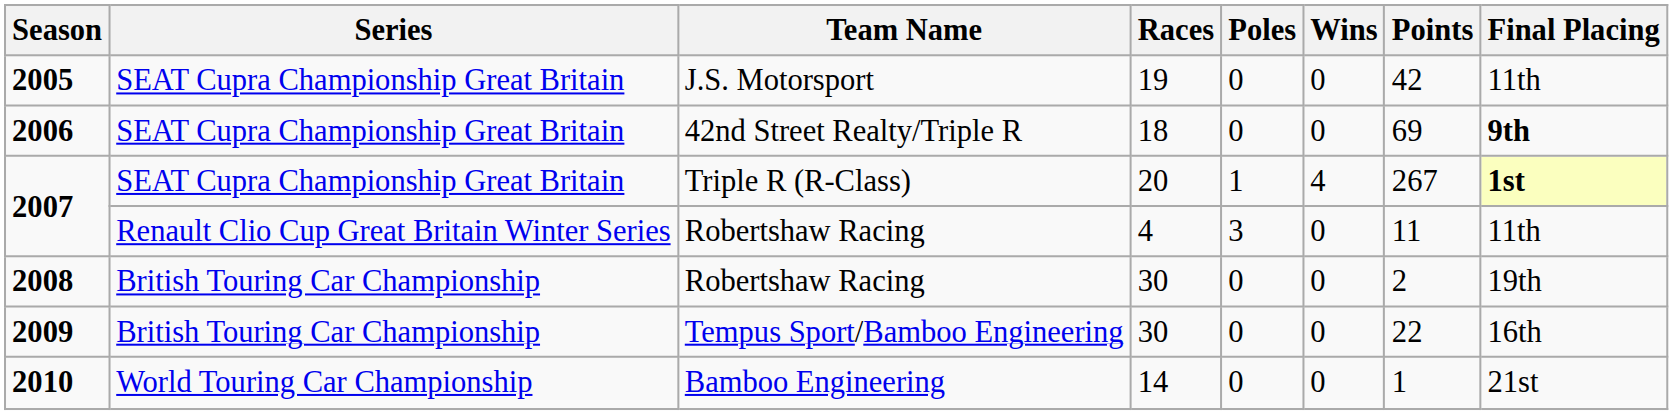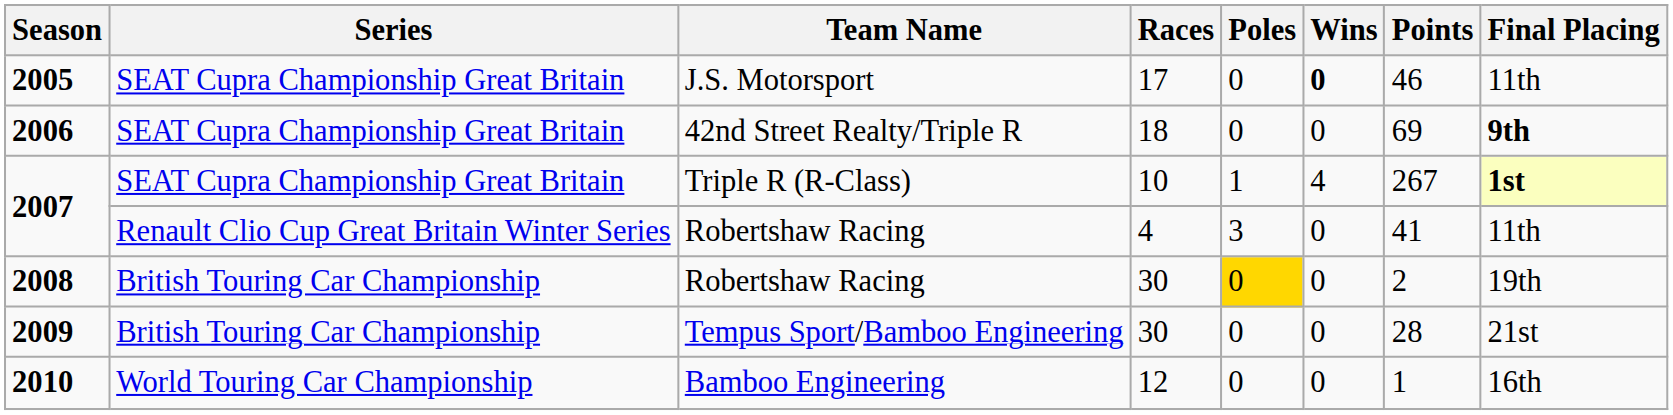(1153, 80) 19 -> (1153, 80) 17
(1318, 80) normal -> (1318, 80) bold
(1407, 80) 42 -> (1407, 80) 46
(1153, 181) 20 -> (1153, 181) 10
(1407, 231) 11 -> (1407, 231) 41
(1236, 281) no background -> (1236, 281) gold background
(1407, 332) 22 -> (1407, 332) 28
(1515, 332) 16th -> (1513, 332) 21st
(1153, 382) 14 -> (1153, 382) 12
(1513, 382) 21st -> (1515, 382) 16th
